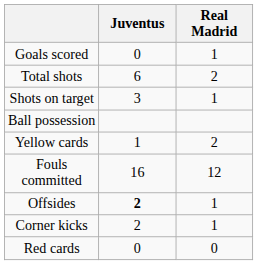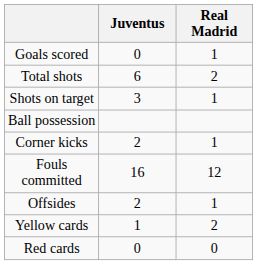rows swapped: (52, 225) <-> (52, 143)
(137, 203) bold -> (137, 203) normal
